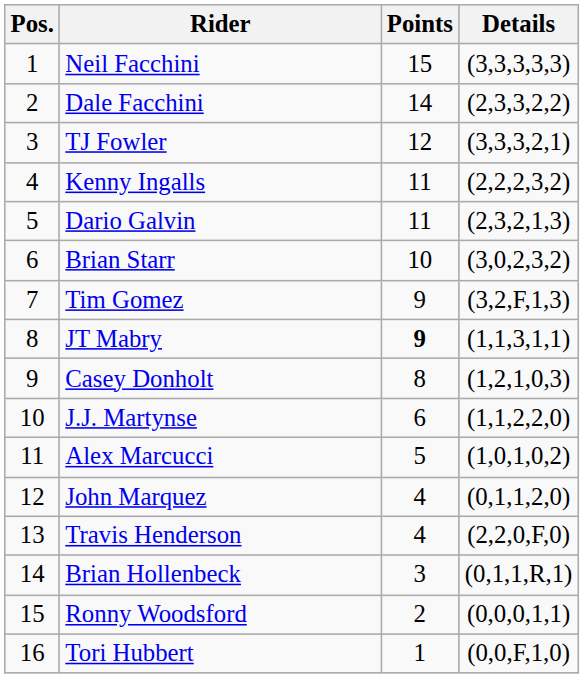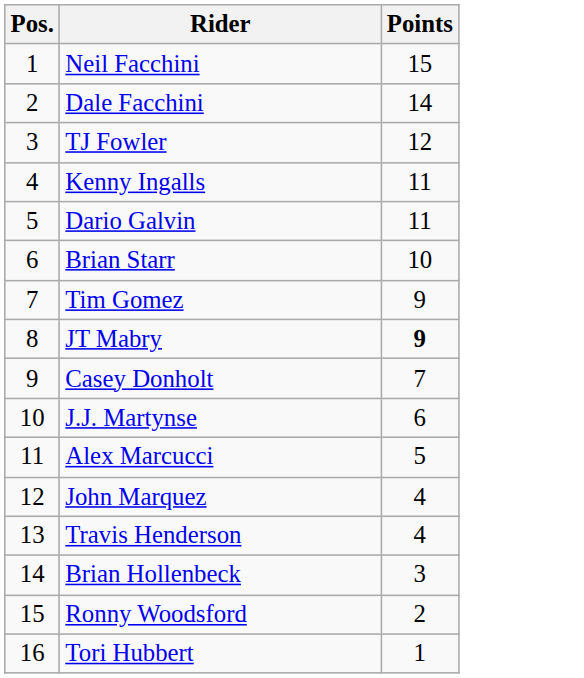- column: (519, 24)
(420, 378) 8 -> (420, 378) 7
